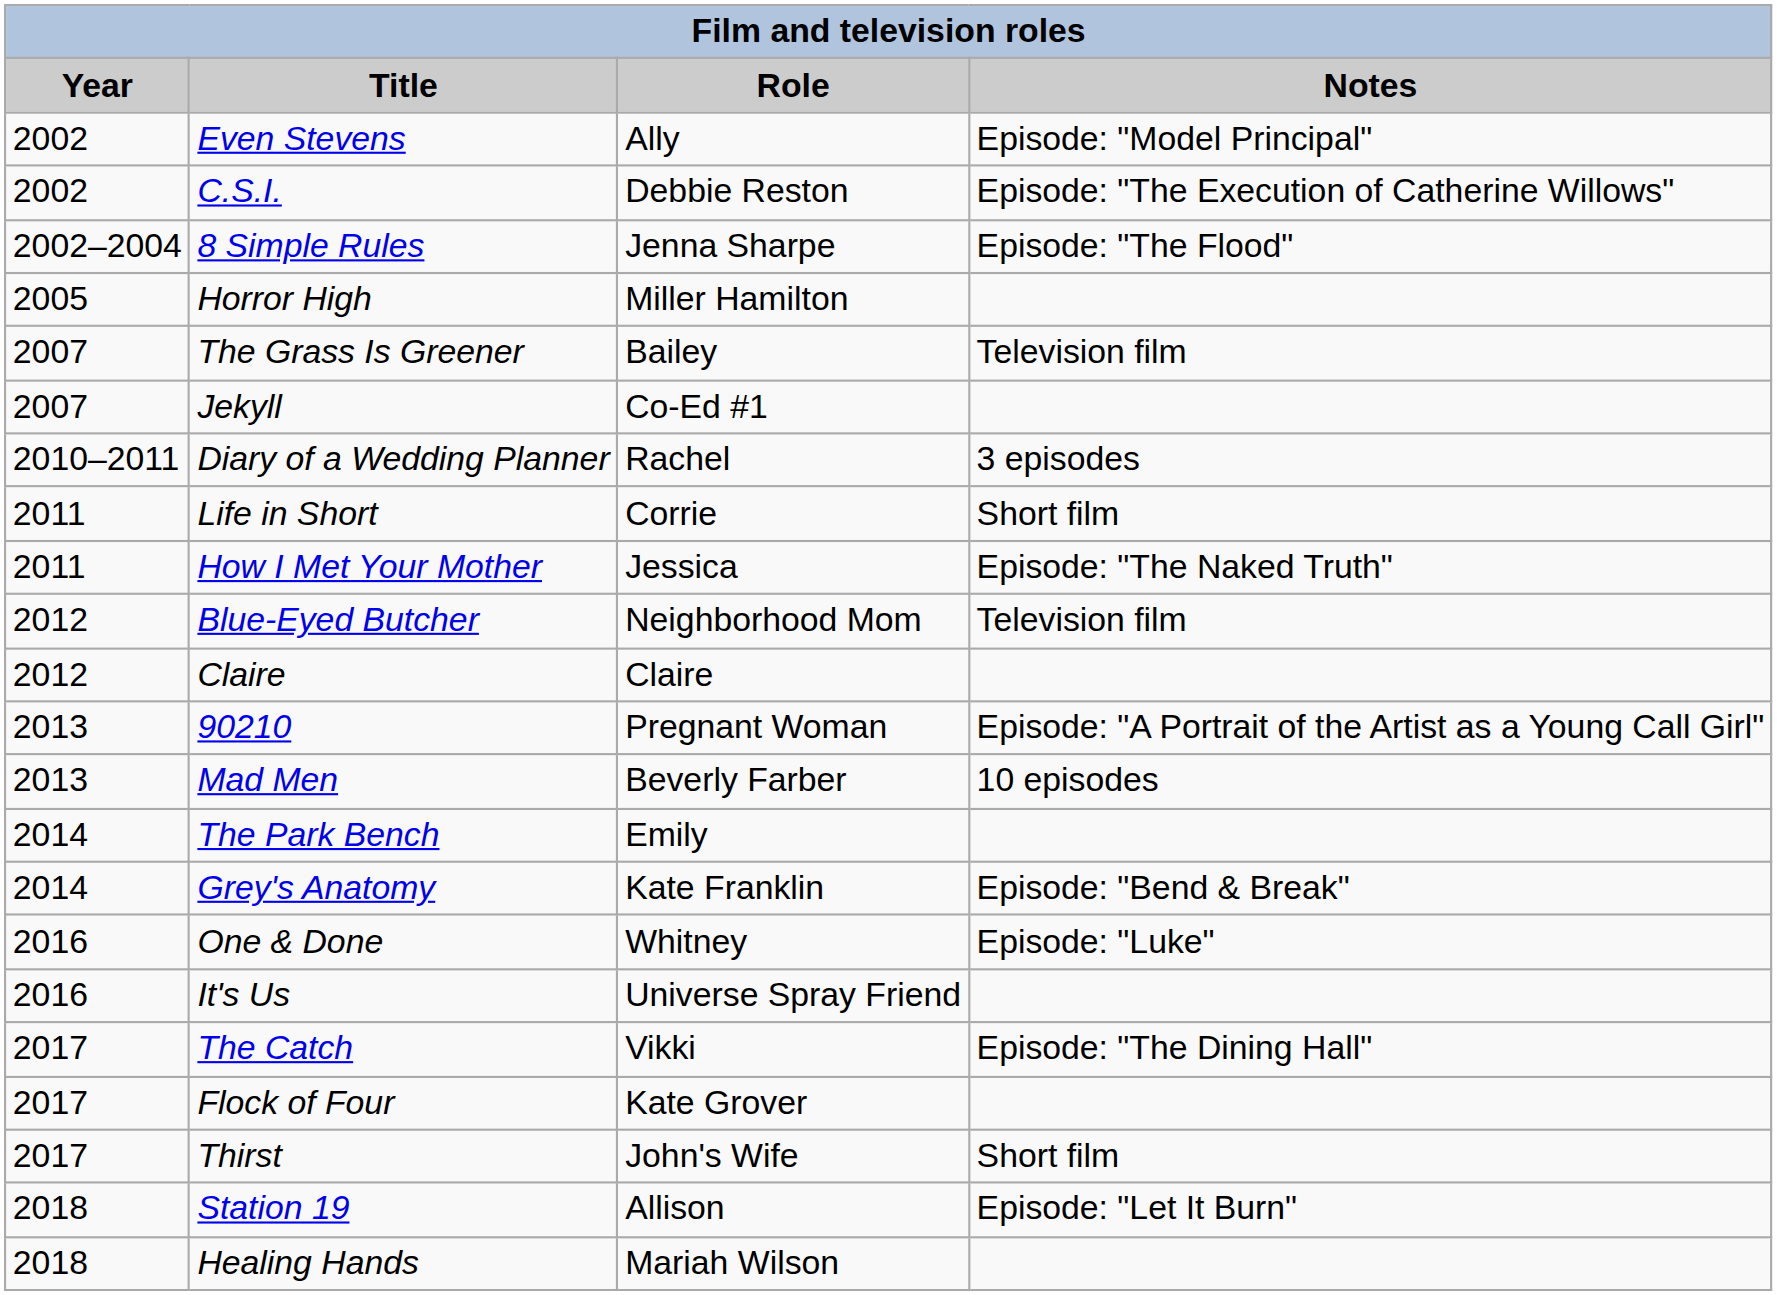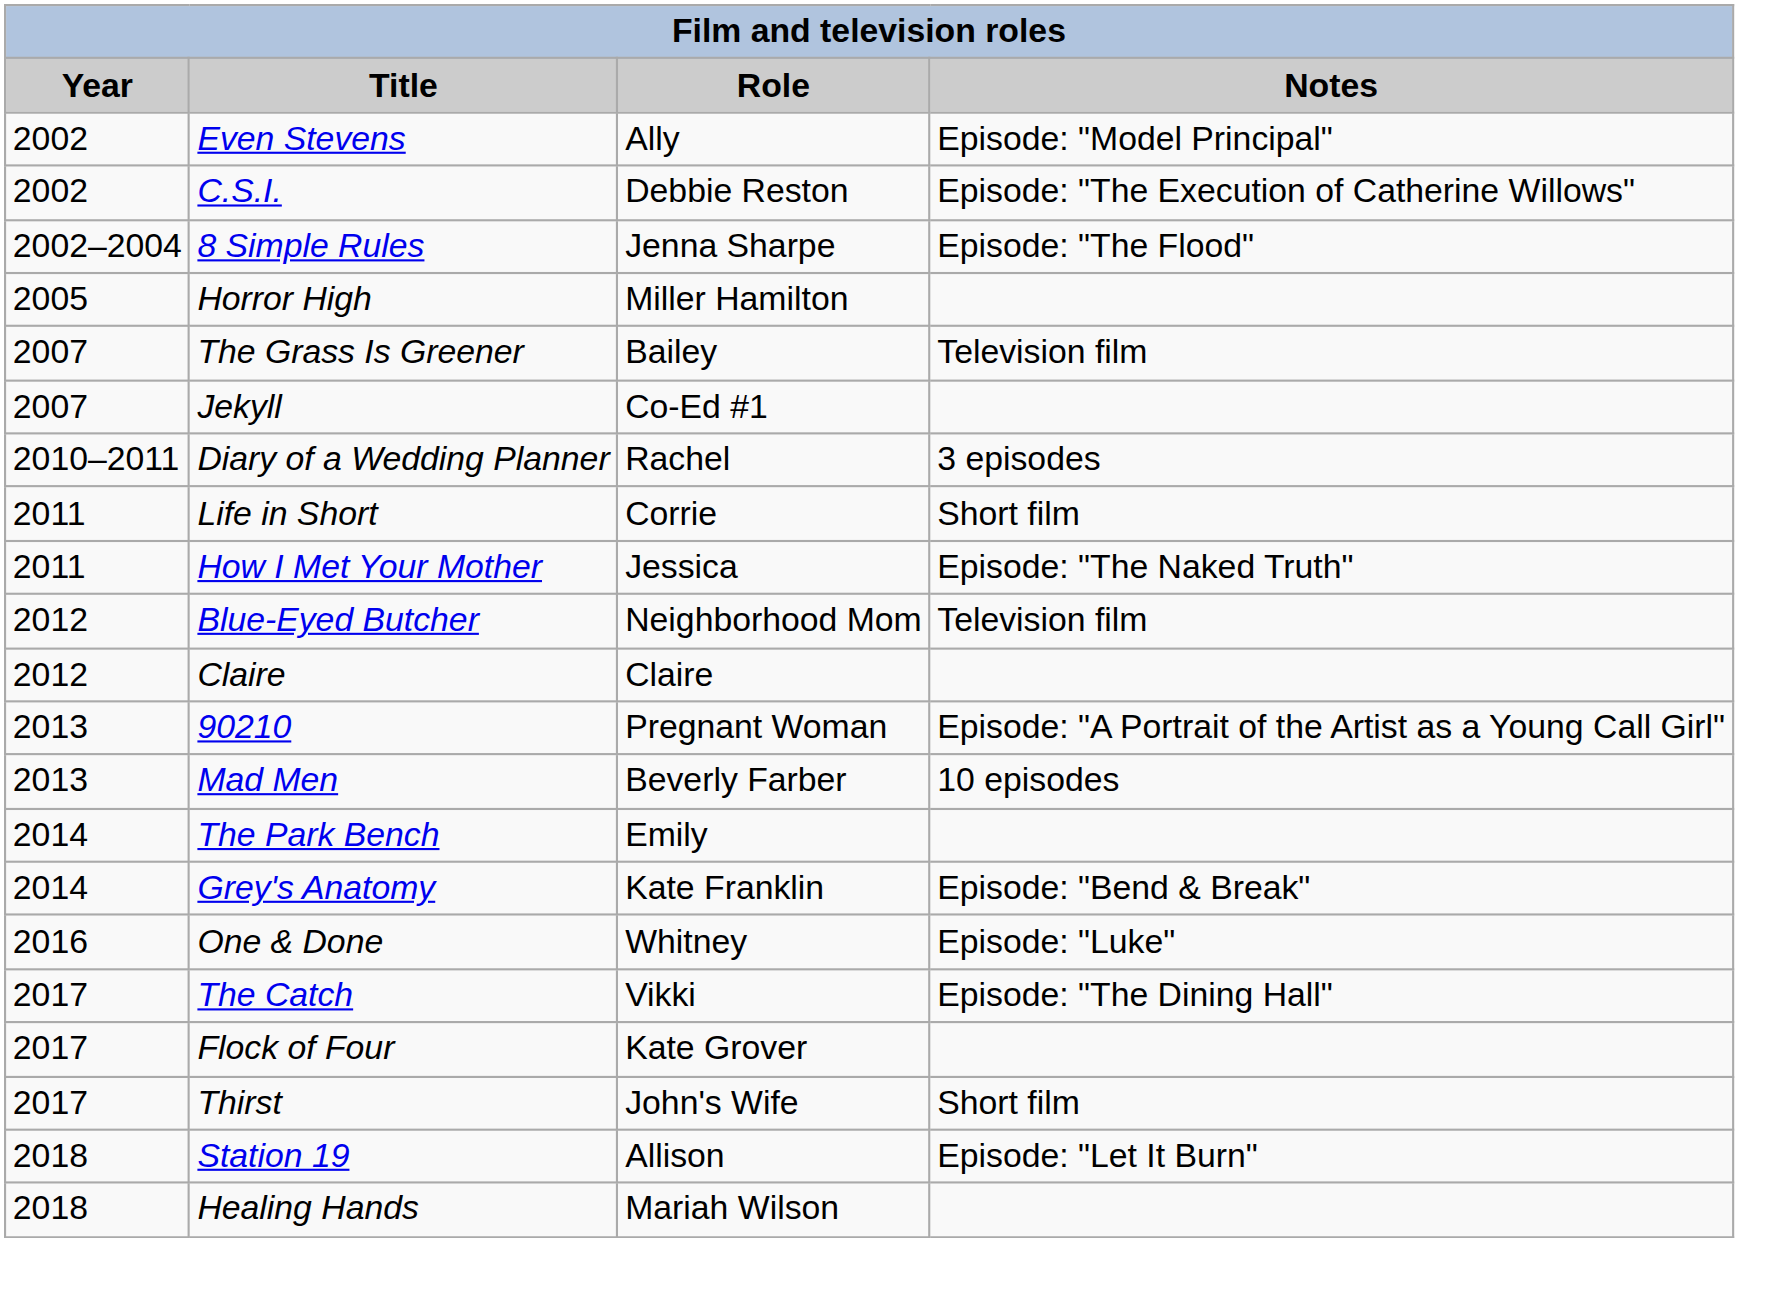- row: (244, 995)
